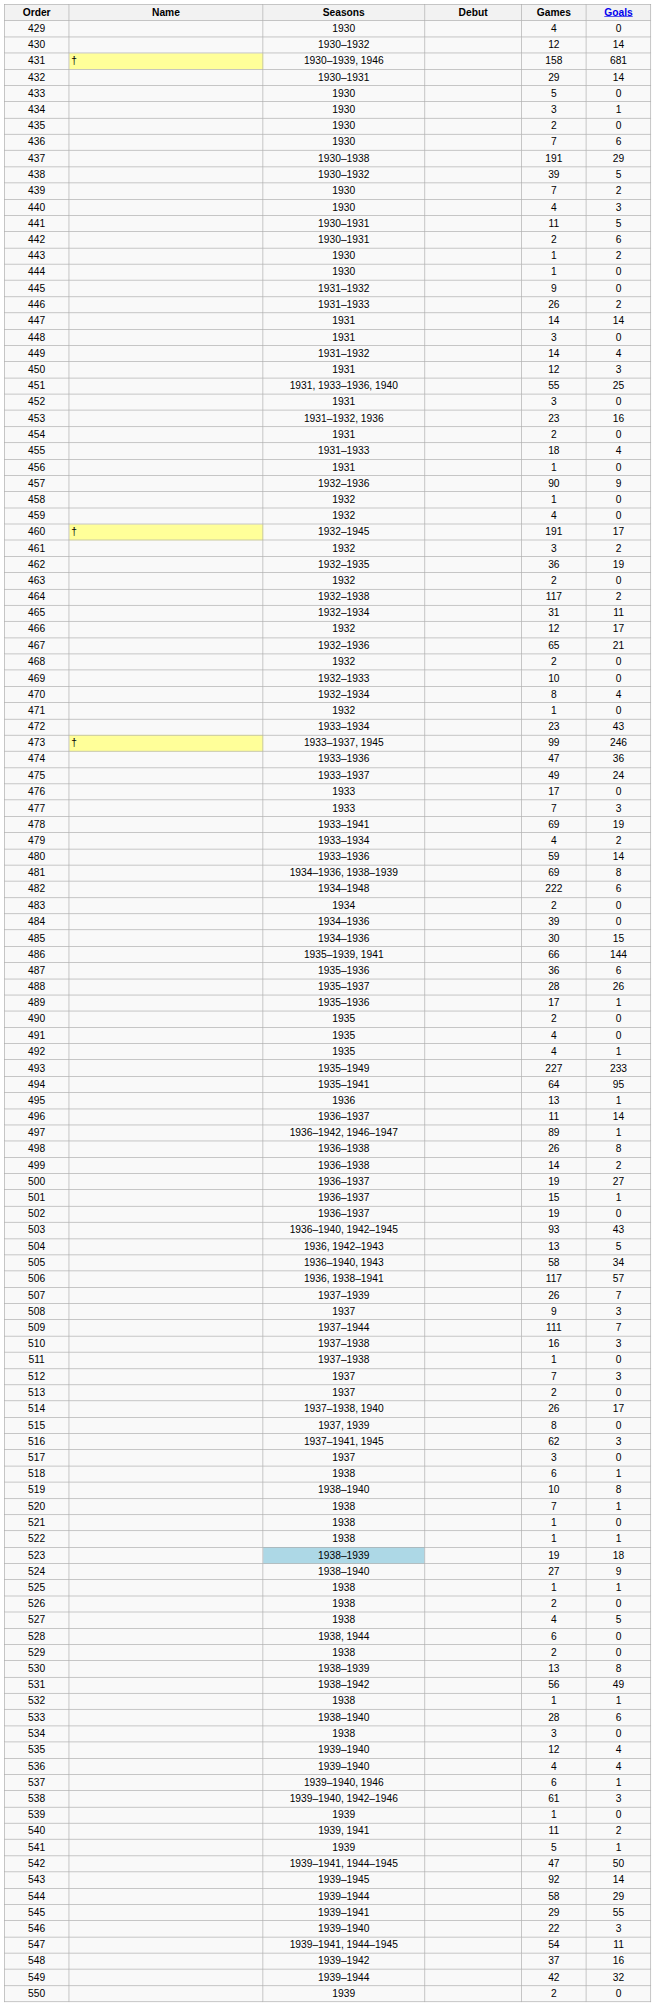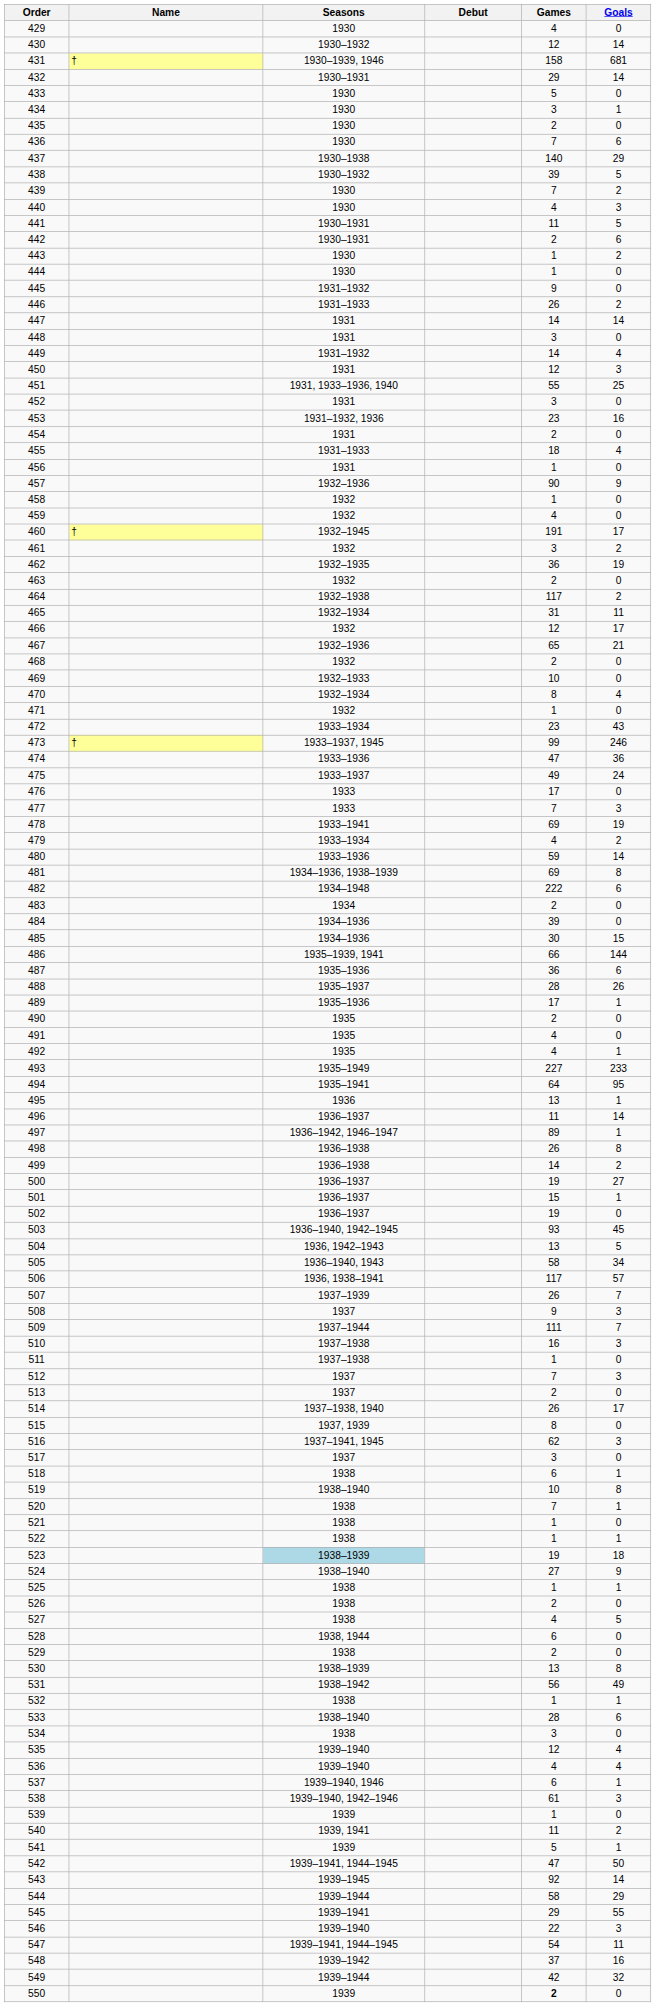(554, 158) 191 -> (554, 158) 140
(619, 1230) 43 -> (619, 1230) 45
(554, 1993) normal -> (554, 1993) bold
